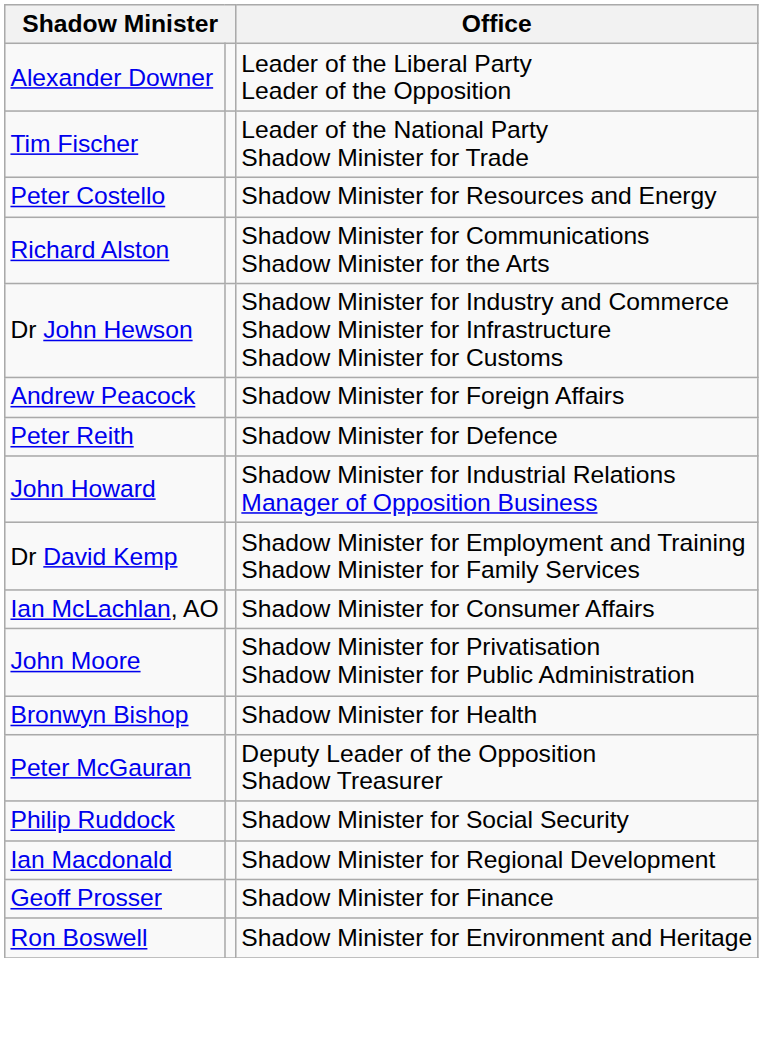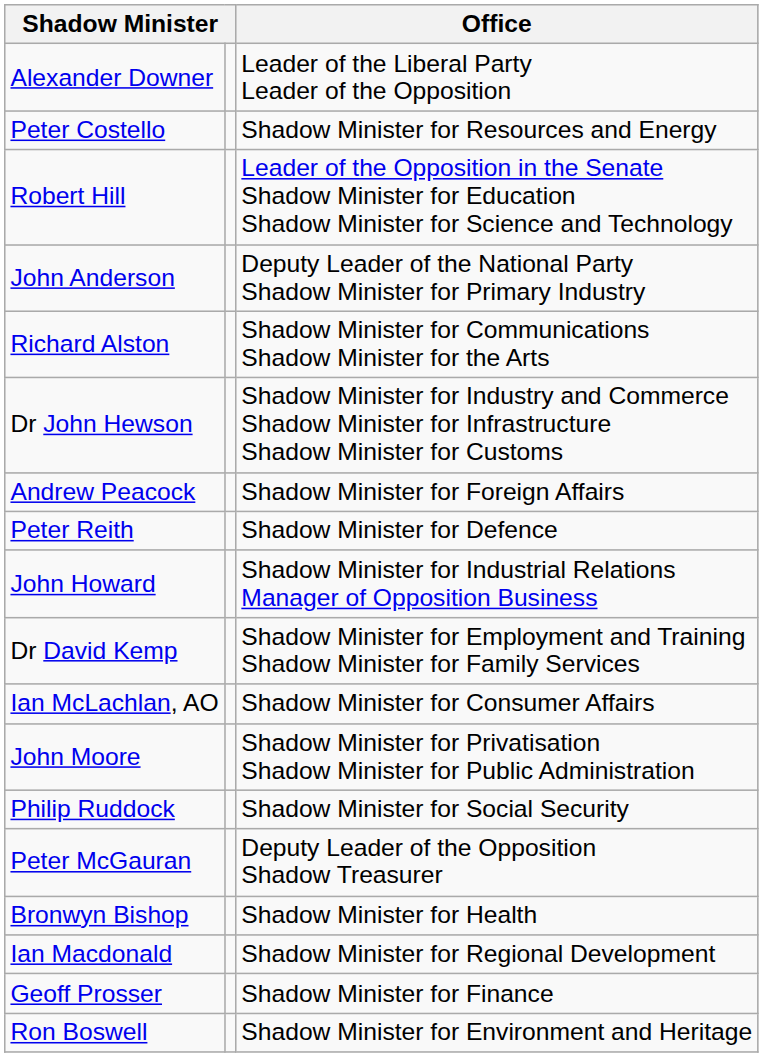- row: (74, 143)
+ row: (68, 196)
+ row: (93, 277)
rows swapped: (99, 714) <-> (93, 820)
